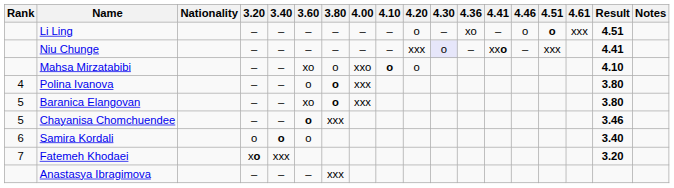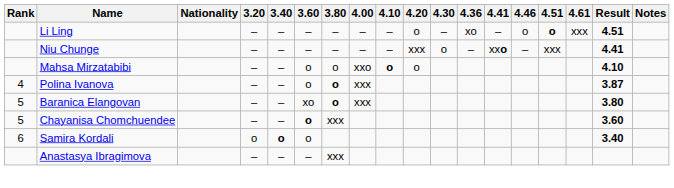(444, 49) lavender background -> (444, 49) no background
(308, 67) xo -> (308, 67) o
(613, 85) 3.80 -> (613, 85) 3.87
(613, 120) 3.46 -> (613, 120) 3.60
- row: (84, 156)
